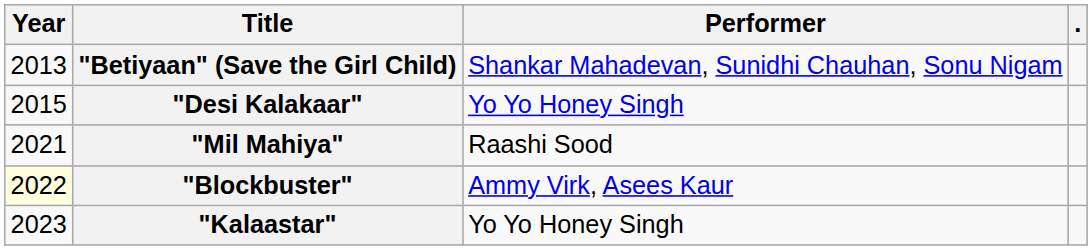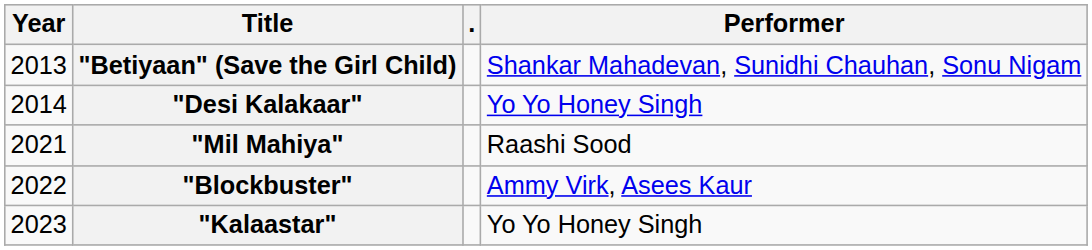columns swapped: (765, 24) <-> (1078, 24)
(39, 104) 2015 -> (39, 104) 2014
(39, 184) lightyellow background -> (39, 184) no background
